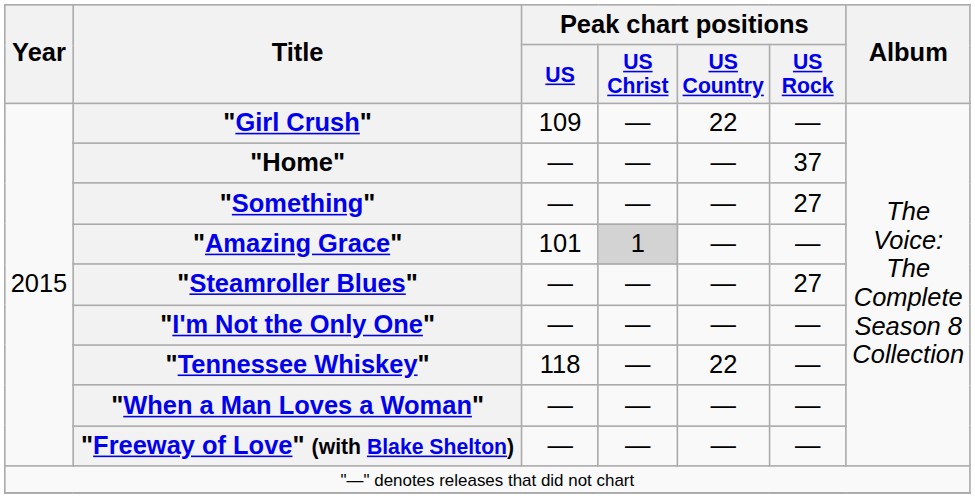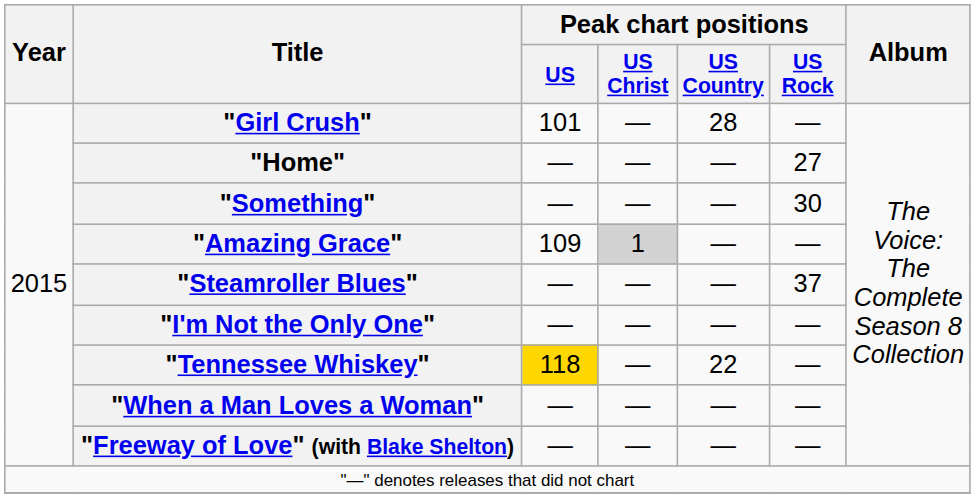(560, 122) 109 -> (560, 122) 101
(723, 122) 22 -> (723, 122) 28
(808, 163) 37 -> (808, 163) 27
(808, 203) 27 -> (808, 203) 30
(560, 243) 101 -> (560, 243) 109
(808, 284) 27 -> (808, 284) 37
(560, 364) no background -> (560, 364) gold background
